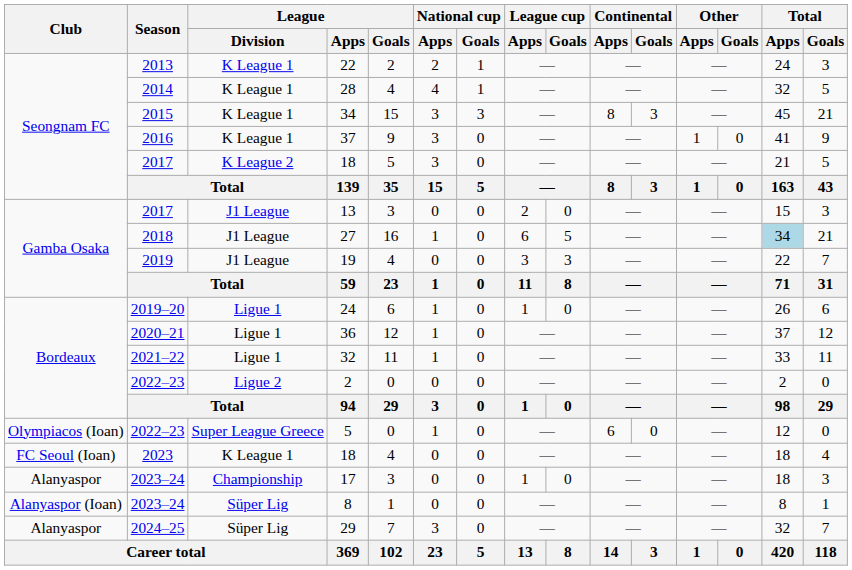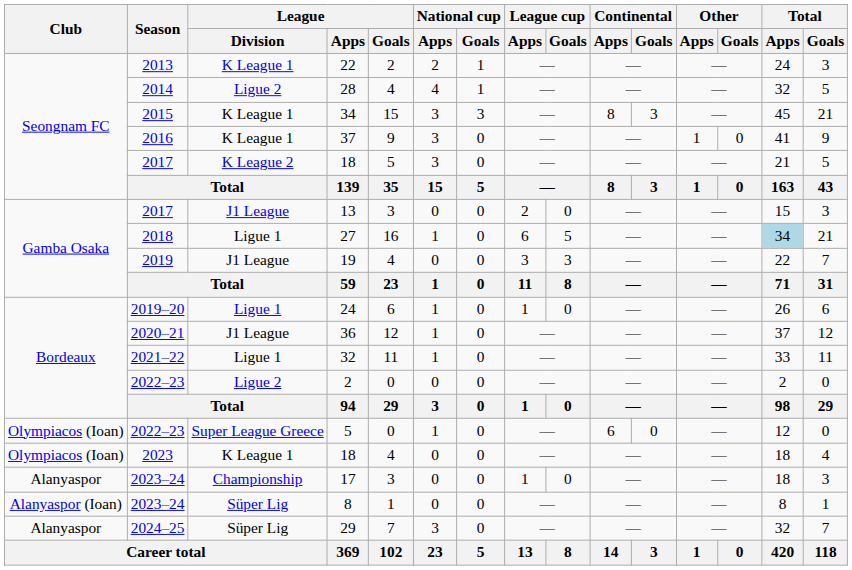(258, 89) K League 1 -> (258, 89) Ligue 2
(258, 235) J1 League -> (258, 235) Ligue 1
(258, 333) Ligue 1 -> (258, 333) J1 League
(66, 455) FC Seoul (Ioan) -> (66, 455) Olympiacos (Ioan)
